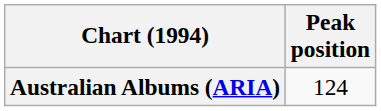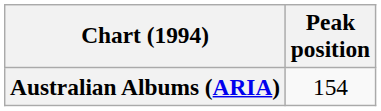(330, 86) 124 -> (330, 86) 154
